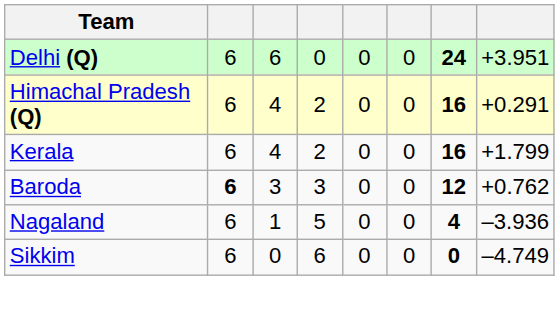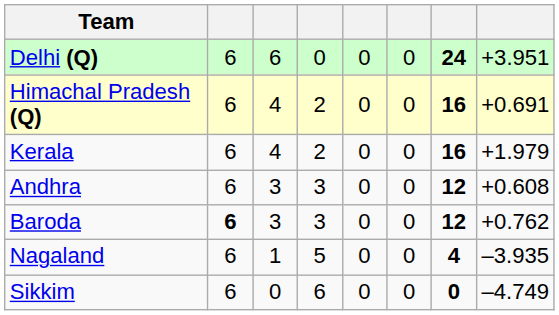(515, 104) +0.291 -> (515, 104) +0.691
(515, 151) +1.799 -> (515, 151) +1.979
+ row: (45, 186)
(515, 221) –3.936 -> (515, 256) –3.935
